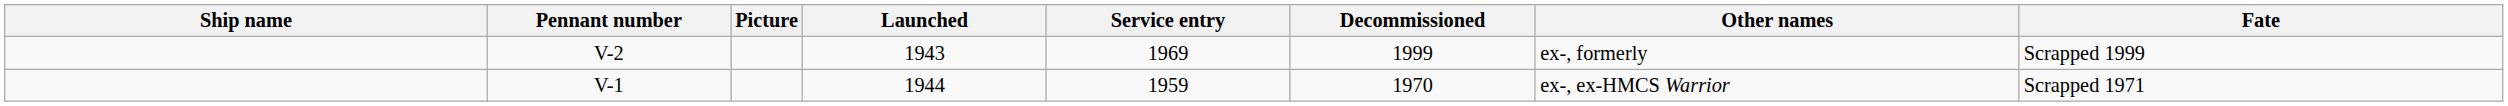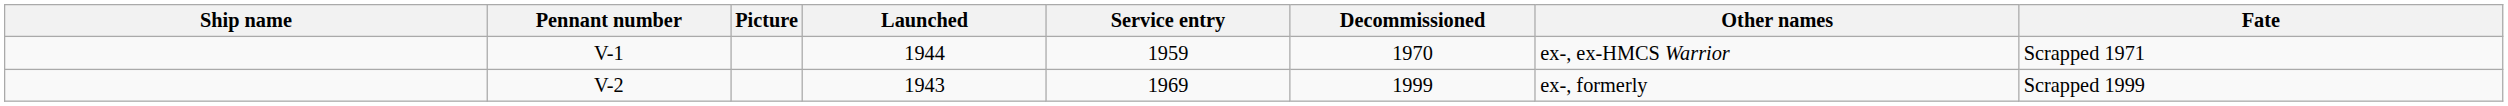rows swapped: (609, 85) <-> (609, 52)
